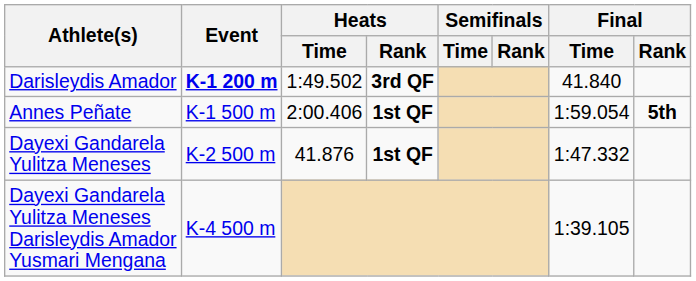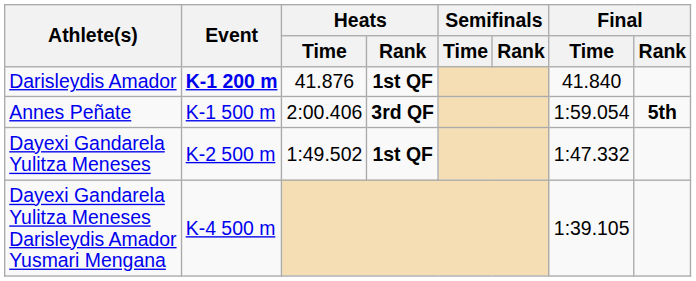(324, 82) 1:49.502 -> (324, 82) 41.876
(403, 82) 3rd QF -> (403, 82) 1st QF
(403, 113) 1st QF -> (403, 113) 3rd QF
(324, 154) 41.876 -> (324, 154) 1:49.502
